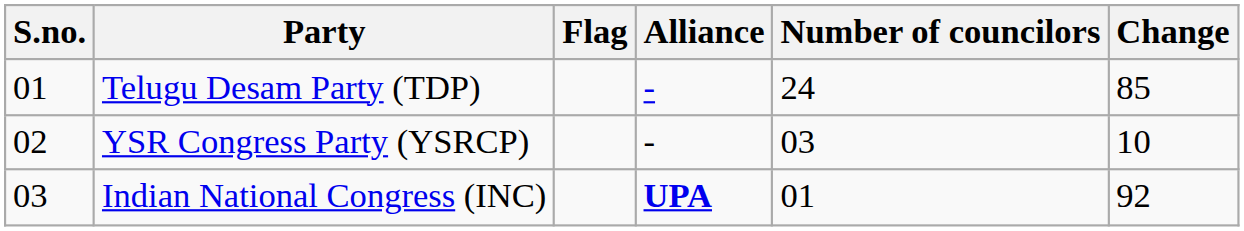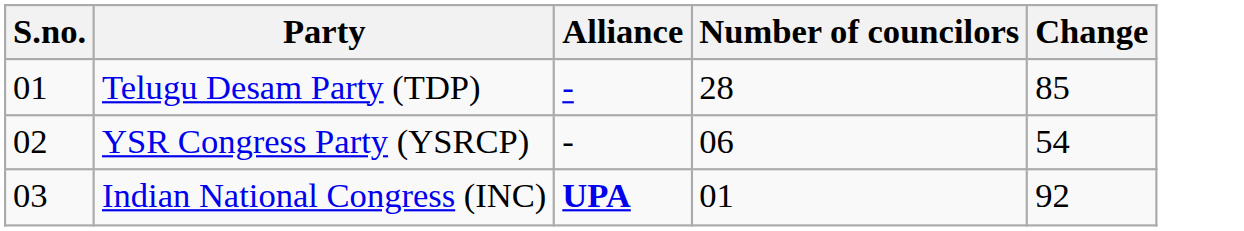- column: (595, 31)
(798, 86) 24 -> (716, 86) 28
(798, 141) 03 -> (716, 141) 06
(1134, 141) 10 -> (1052, 141) 54
